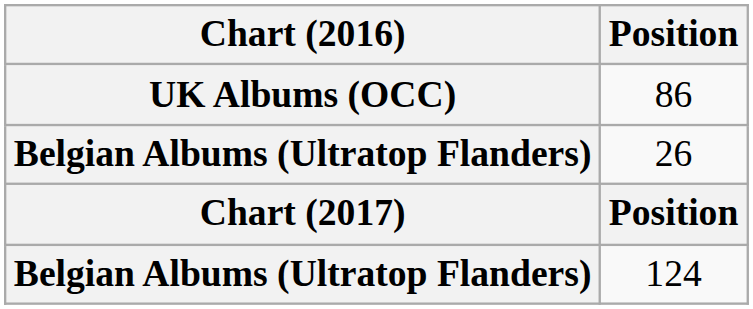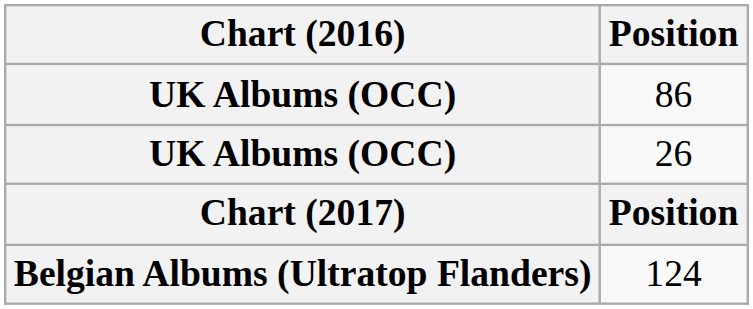(303, 153) Belgian Albums (Ultratop Flanders) -> (303, 153) UK Albums (OCC)
